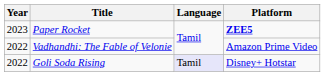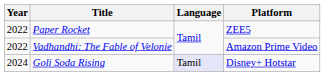(17, 29) 2023 -> (17, 29) 2022
(239, 29) bold -> (238, 29) normal
(17, 63) 2022 -> (17, 63) 2024
